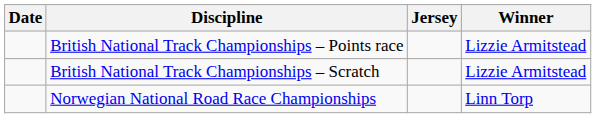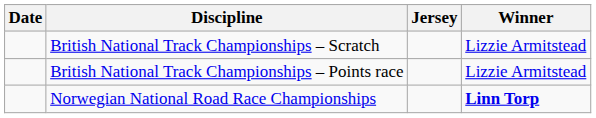rows swapped: (227, 44) <-> (215, 71)
(499, 98) normal -> (502, 98) bold
